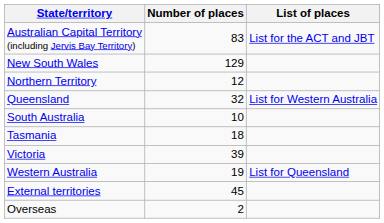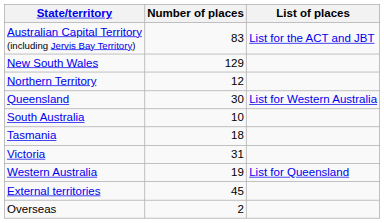(237, 99) 32 -> (237, 99) 30
(237, 154) 39 -> (237, 154) 31
